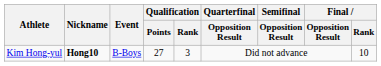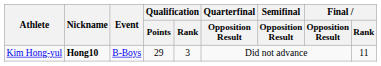(159, 53) 27 -> (159, 53) 29
(364, 53) 10 -> (364, 53) 11
